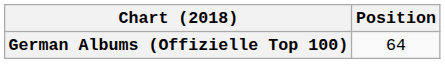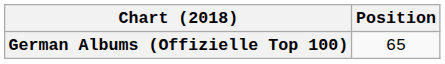(396, 45) 64 -> (396, 45) 65
